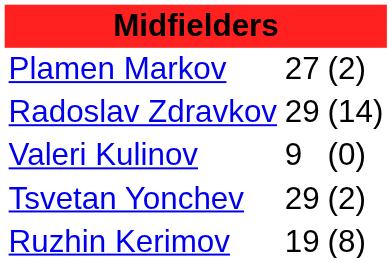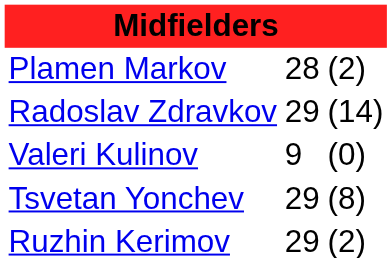(302, 68) 27 -> (302, 68) 28
(347, 198) (2) -> (347, 198) (8)
(302, 241) 19 -> (302, 241) 29
(347, 241) (8) -> (347, 241) (2)
